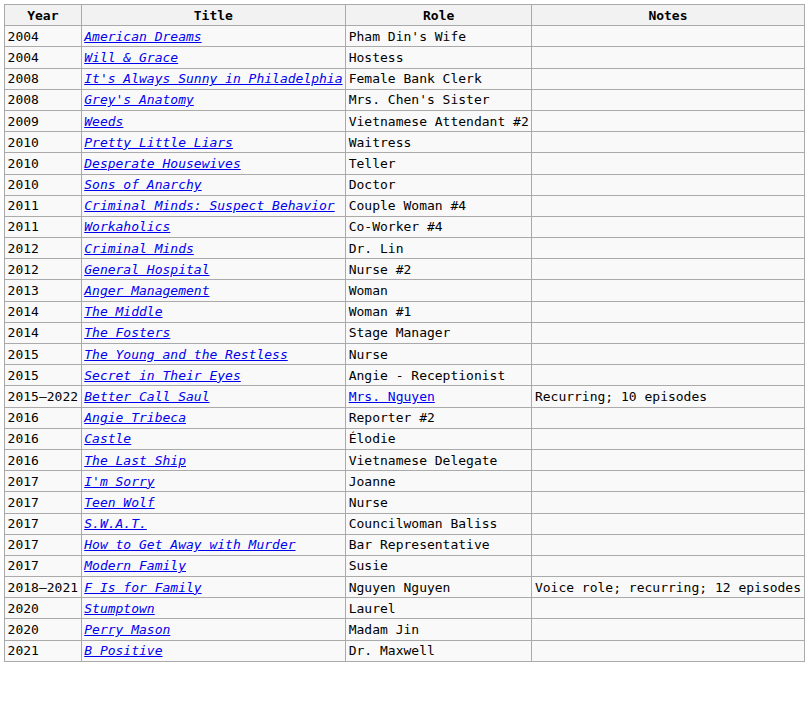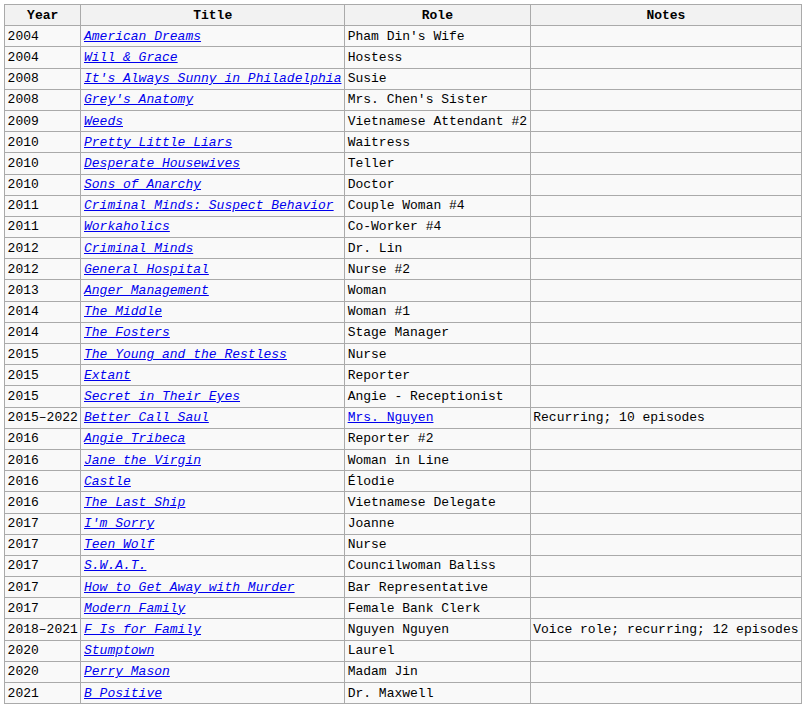(415, 79) Female Bank Clerk -> (367, 79) Susie
+ row: (107, 375)
+ row: (143, 460)
(368, 566) Susie -> (414, 608) Female Bank Clerk
